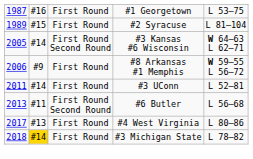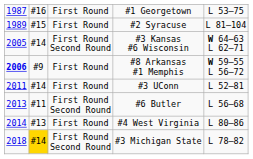(17, 67) normal -> (17, 67) bold
(17, 123) 2017 -> (17, 123) 2014
(81, 137) First Round -> (81, 142) First Round Second Round
